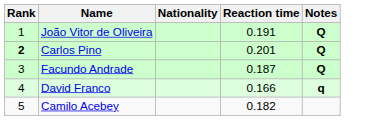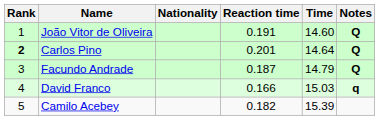+ column: (320, 13)
